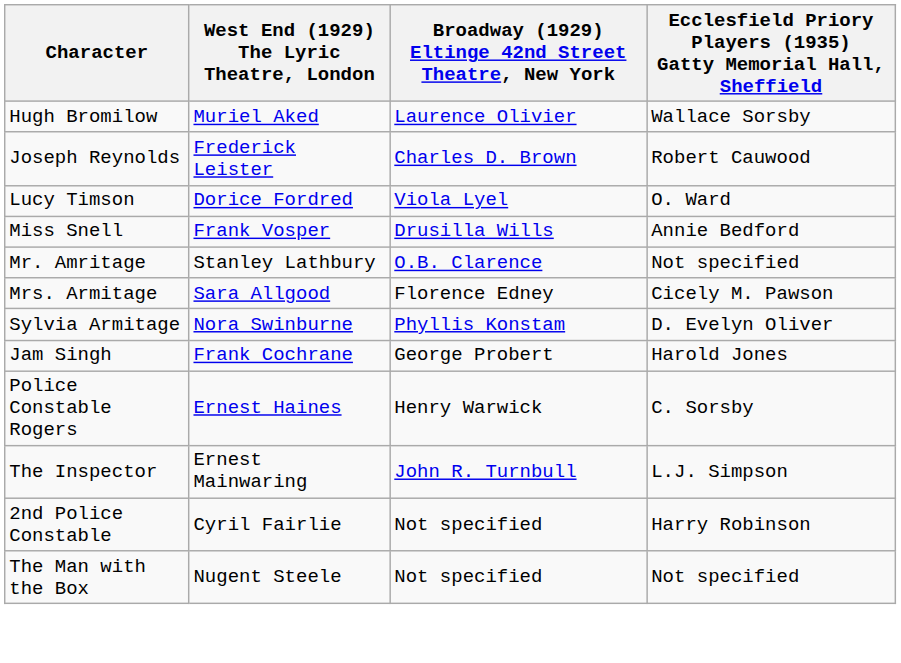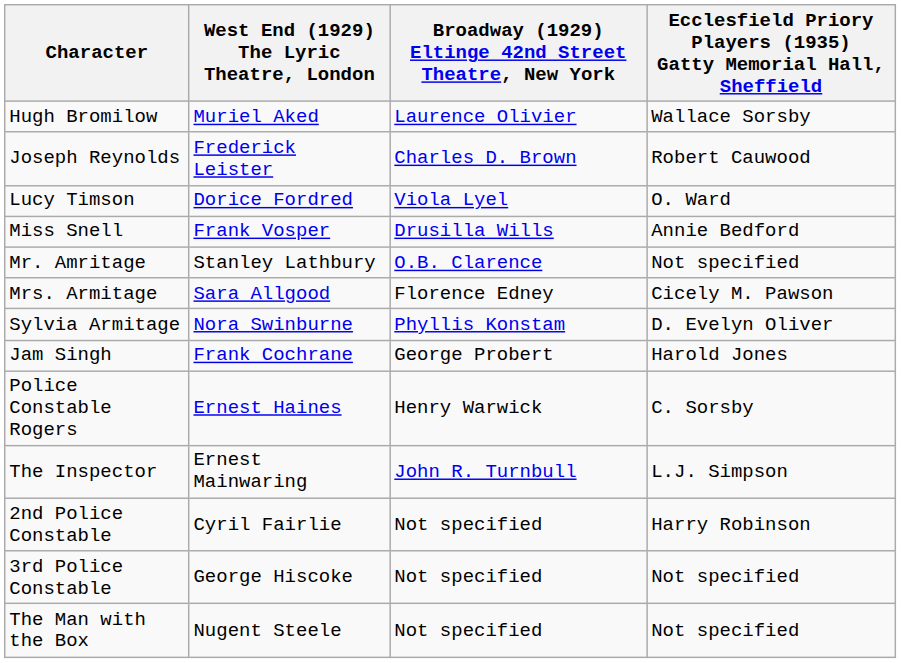+ row: (66, 578)
